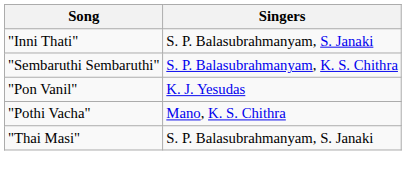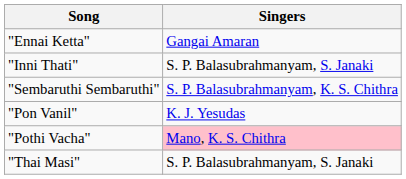+ row: (49, 41)
(226, 114) no background -> (226, 138) pink background
